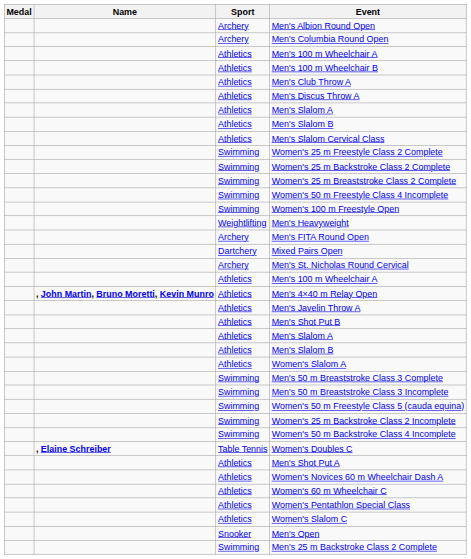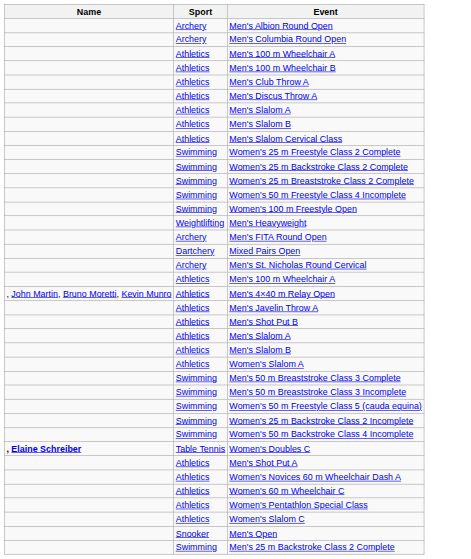- column: (19, 12)
(125, 294) bold -> (89, 294) normal
